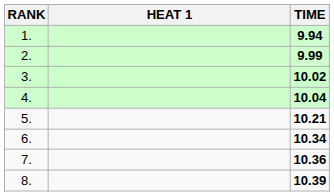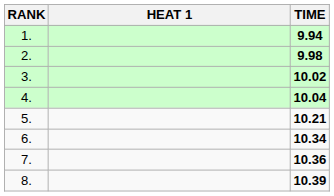(310, 57) 9.99 -> (310, 57) 9.98
